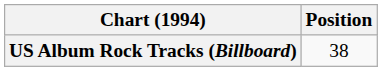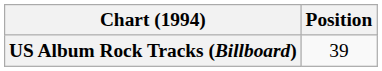(339, 50) 38 -> (339, 50) 39
